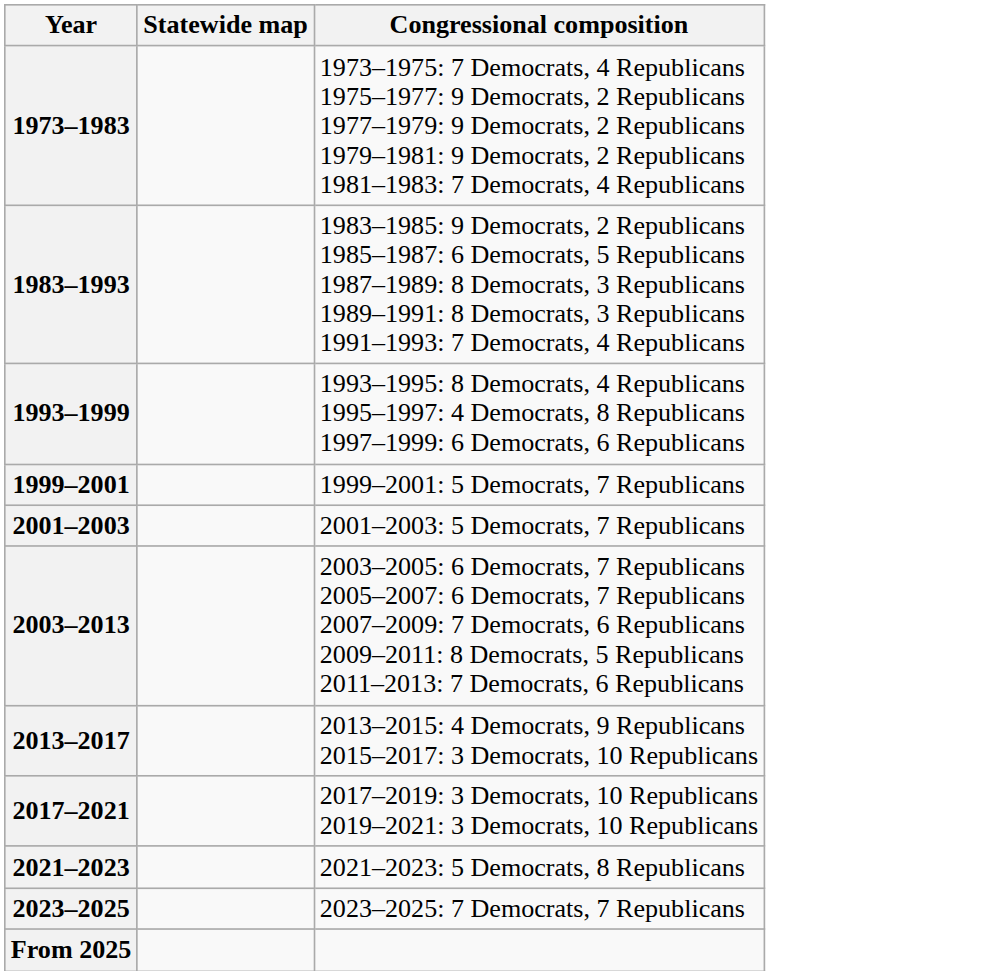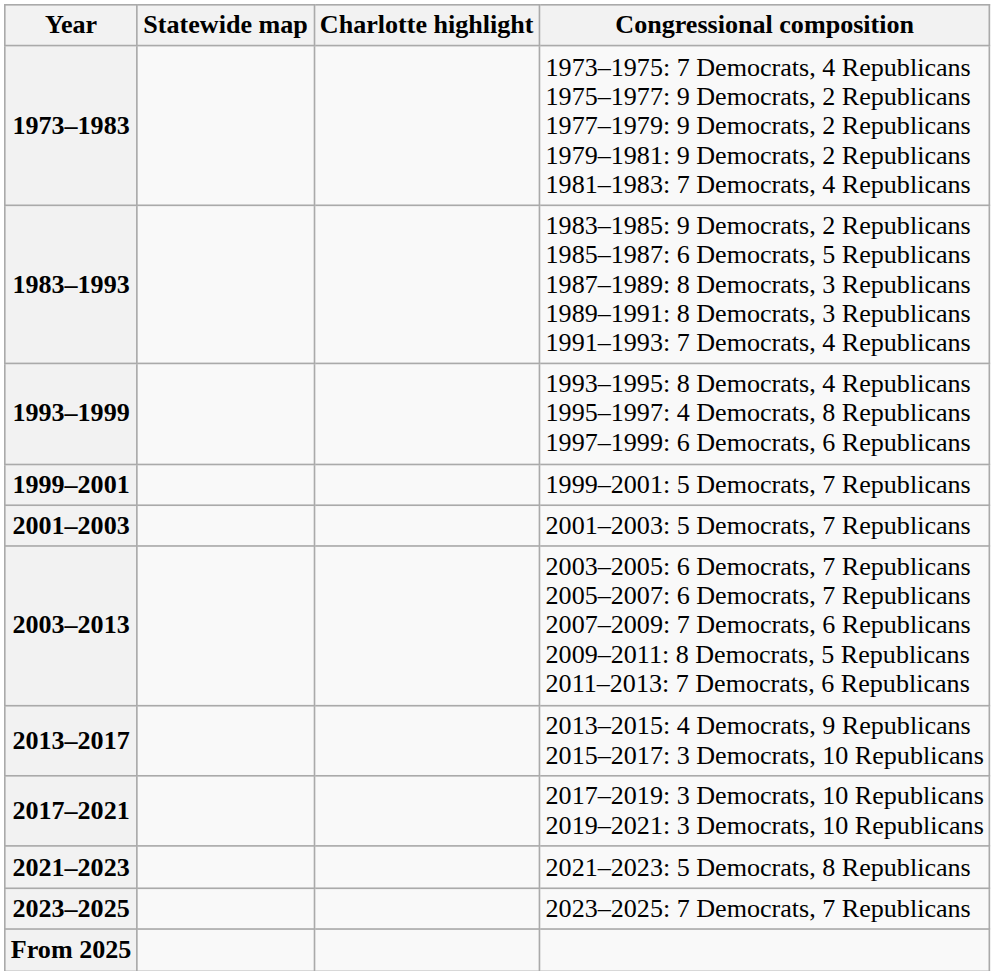+ column: (427, 25)
